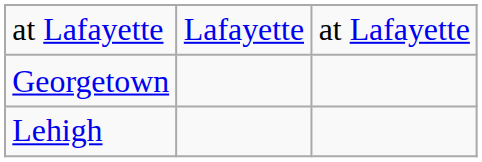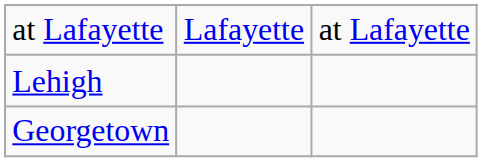rows swapped: (91, 80) <-> (57, 130)
